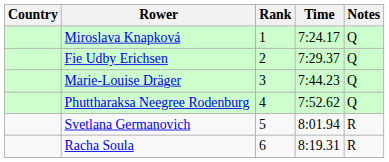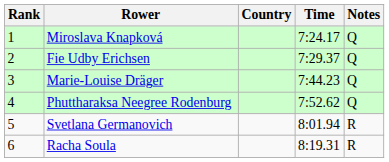columns swapped: (275, 15) <-> (33, 15)
